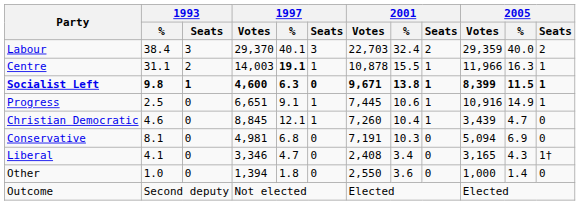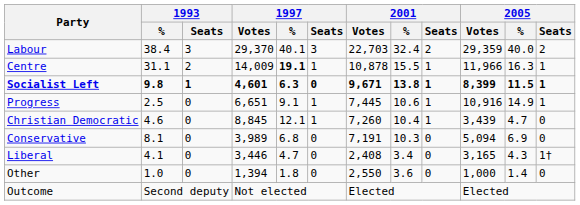(254, 67) 14,003 -> (254, 67) 14,009
(251, 85) 4,600 -> (251, 85) 4,601
(251, 138) 4,981 -> (251, 138) 3,989
(251, 156) 3,346 -> (251, 156) 3,446
